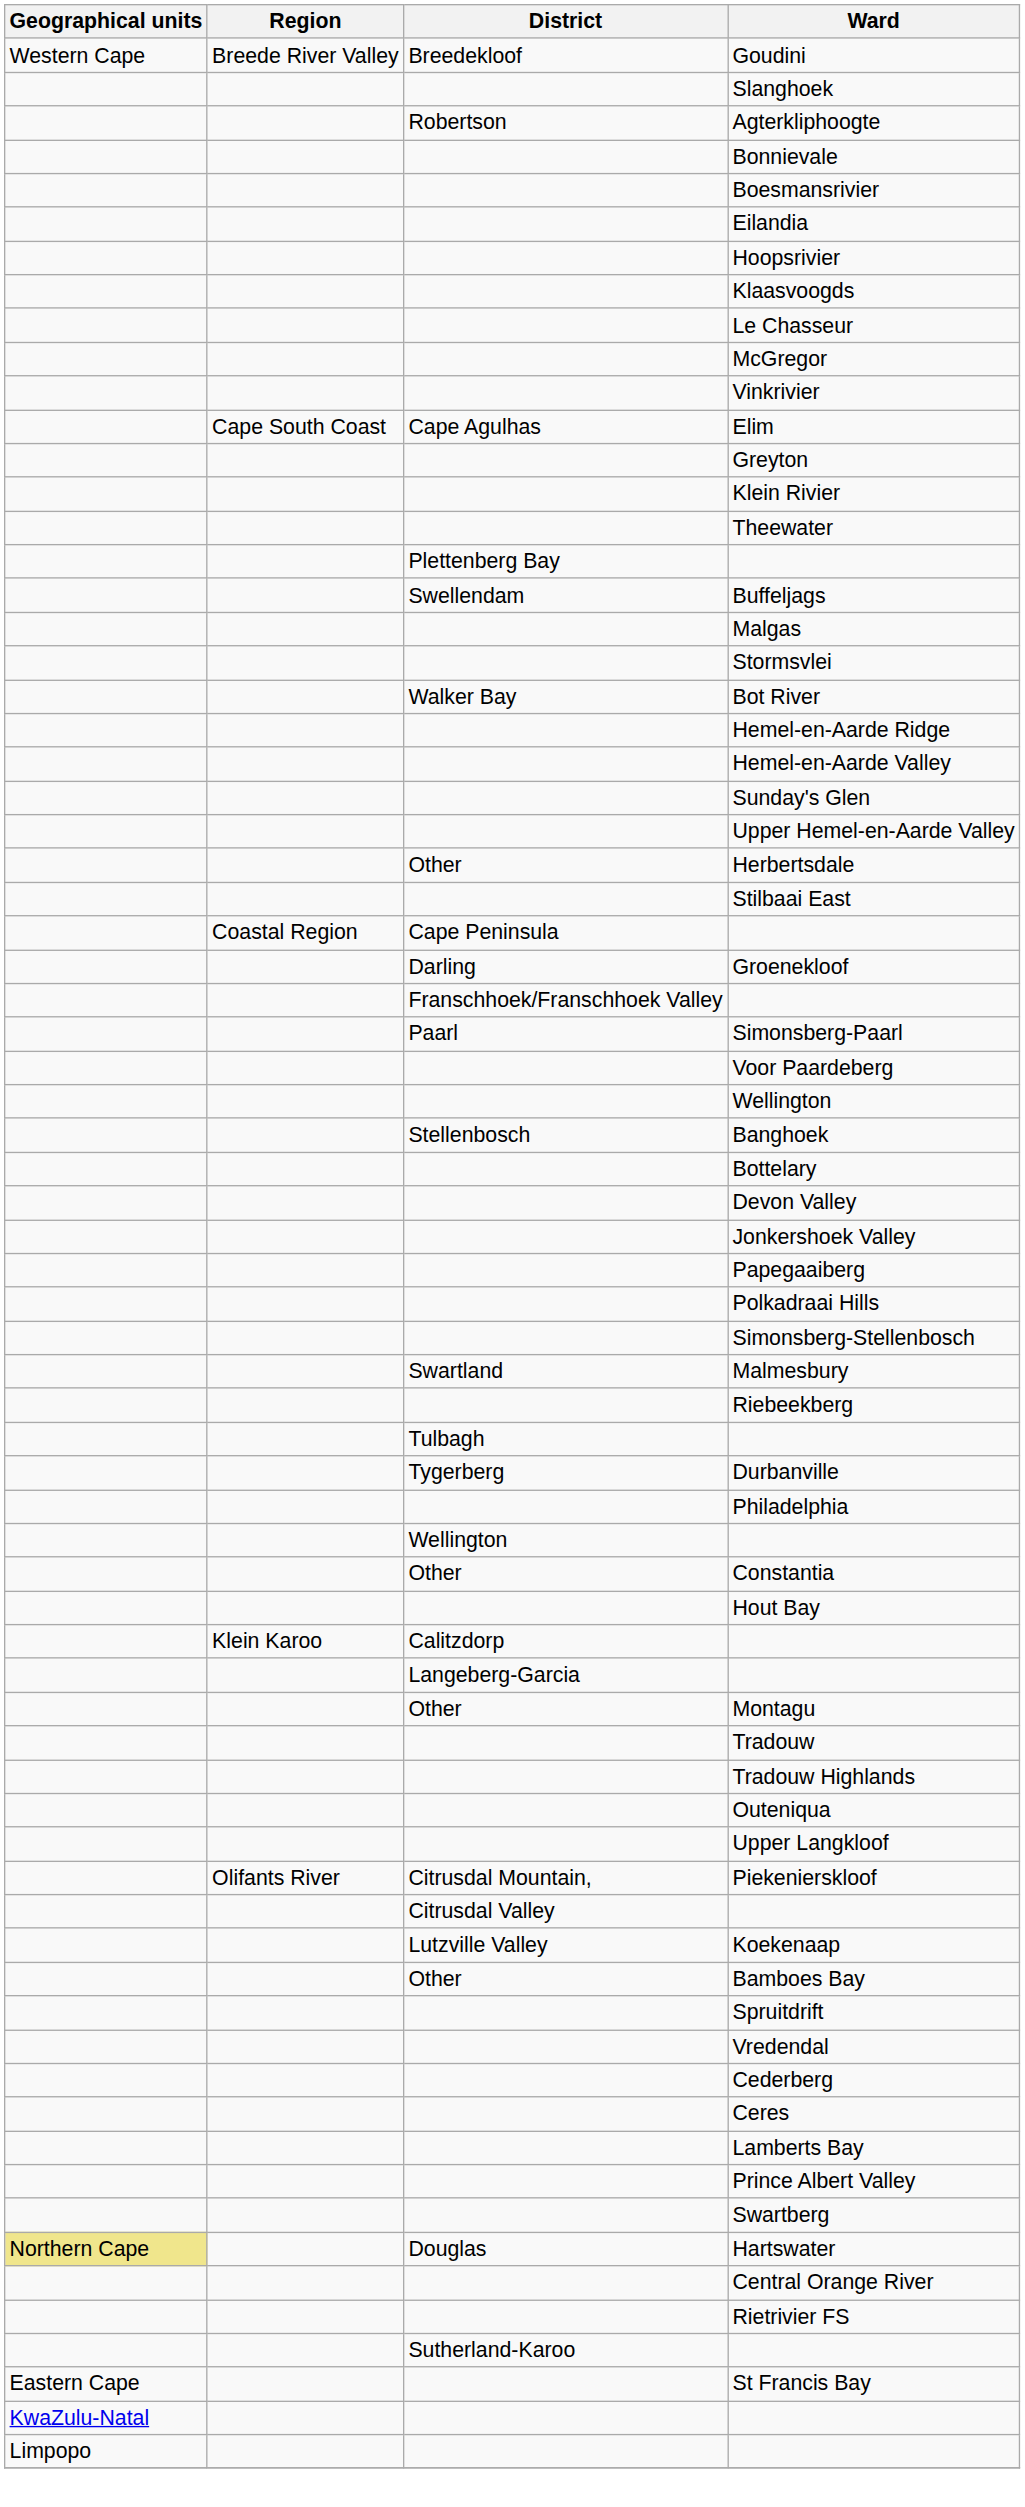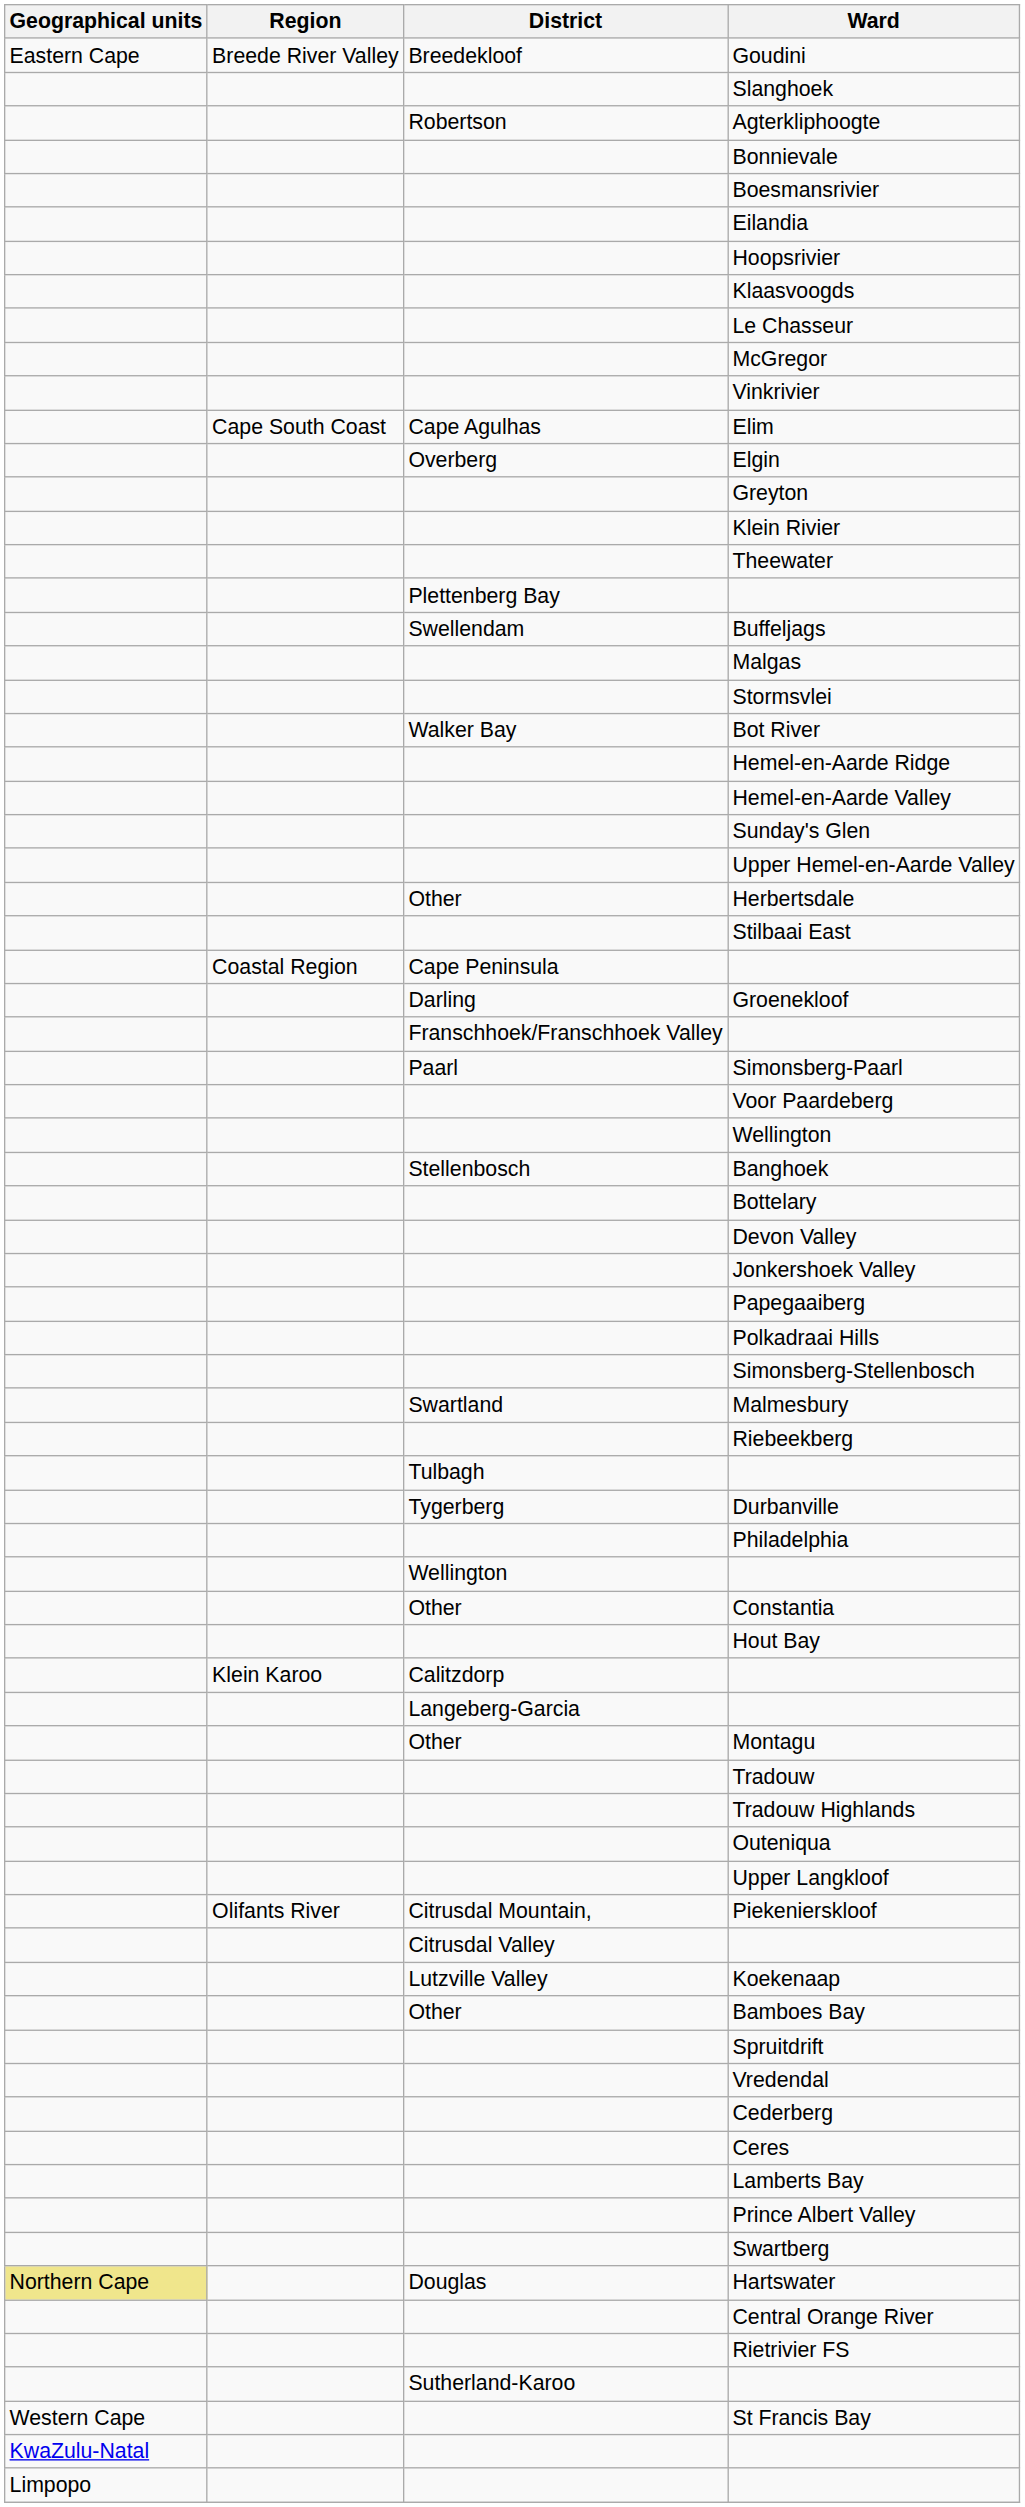(77, 55) Western Cape -> (75, 55) Eastern Cape
+ row: (453, 460)
(75, 2383) Eastern Cape -> (77, 2417) Western Cape
